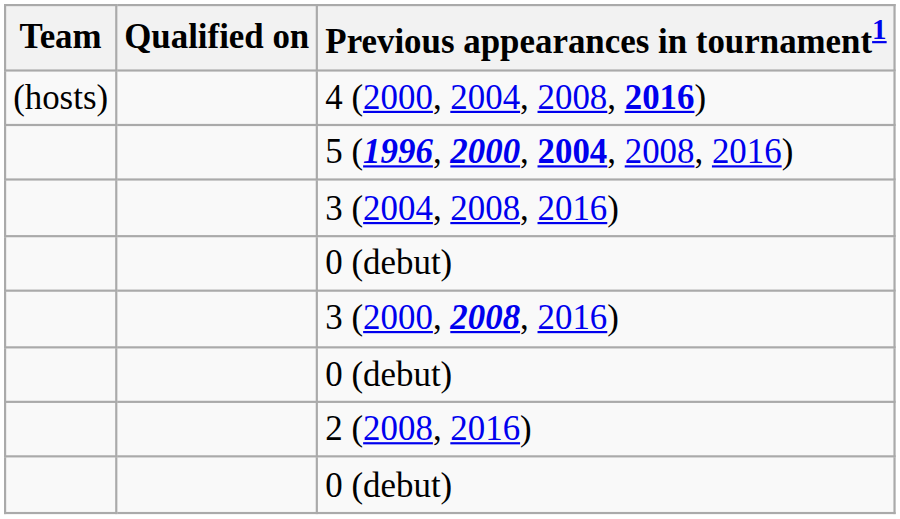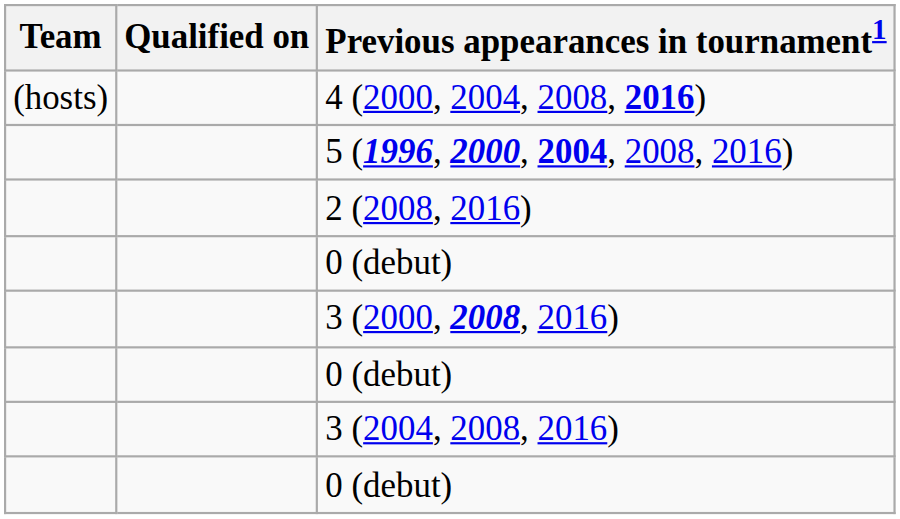rows swapped: (61, 208) <-> (61, 429)
